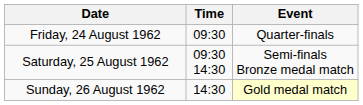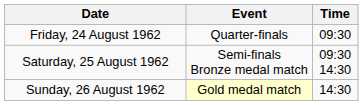columns swapped: (209, 14) <-> (295, 14)
